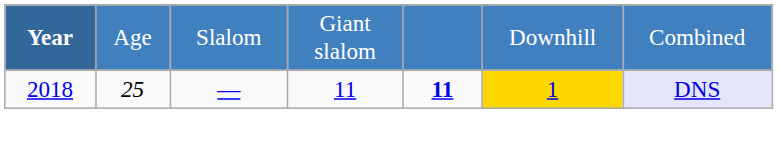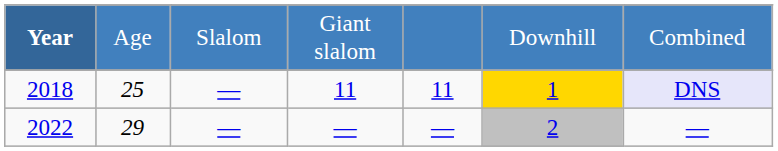(442, 89) bold -> (442, 89) normal
+ row: (50, 127)
